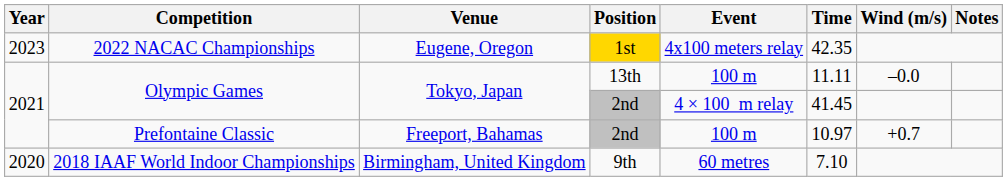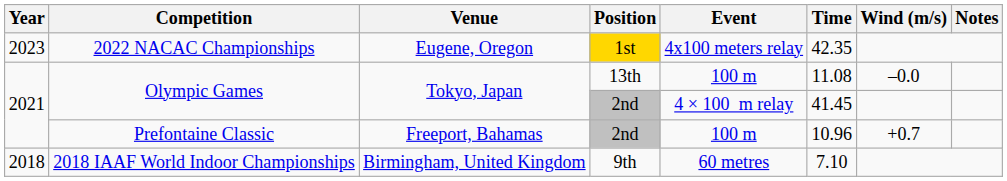(832, 76) 11.11 -> (832, 76) 11.08
(832, 133) 10.97 -> (832, 133) 10.96
(27, 162) 2020 -> (27, 162) 2018
